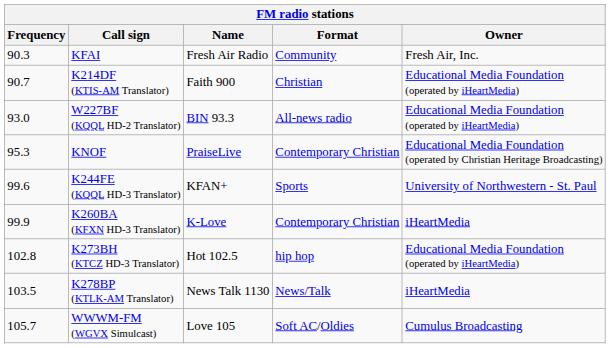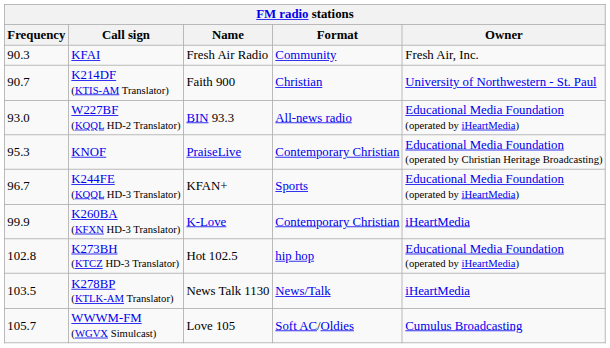(485, 82) Educational Media Foundation (operated by iHeartMedia) -> (501, 82) University of Northwestern - St. Paul
(19, 186) 99.6 -> (19, 186) 96.7
(501, 186) University of Northwestern - St. Paul -> (485, 186) Educational Media Foundation (operated by iHeartMedia)
